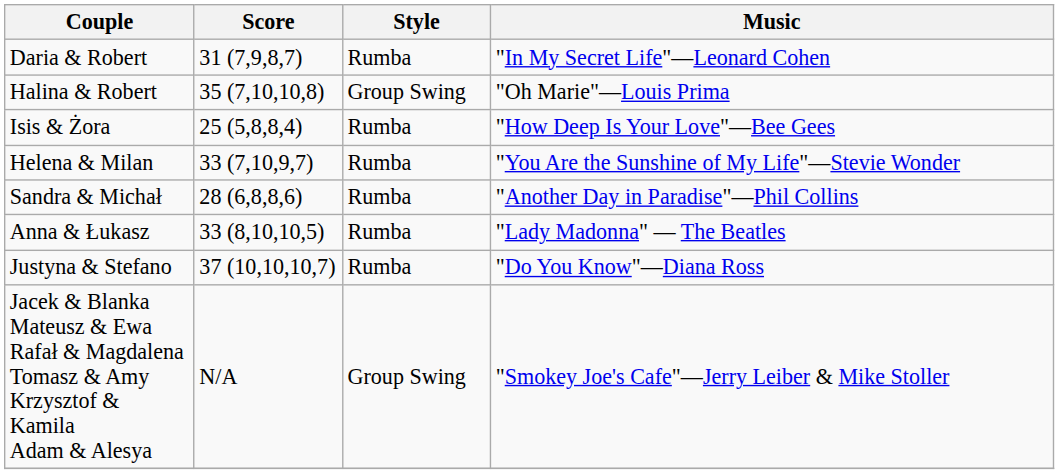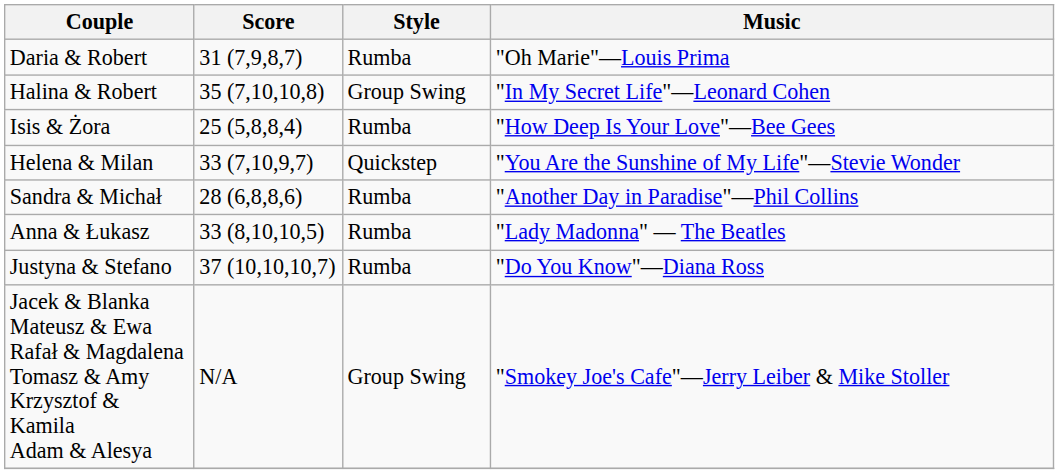(663, 57) "In My Secret Life"—Leonard Cohen -> (613, 57) "Oh Marie"—Louis Prima
(613, 92) "Oh Marie"—Louis Prima -> (663, 92) "In My Secret Life"—Leonard Cohen
(379, 162) Rumba -> (392, 162) Quickstep
